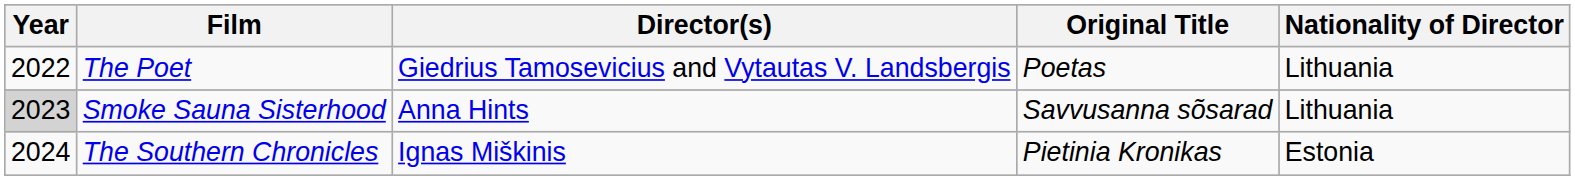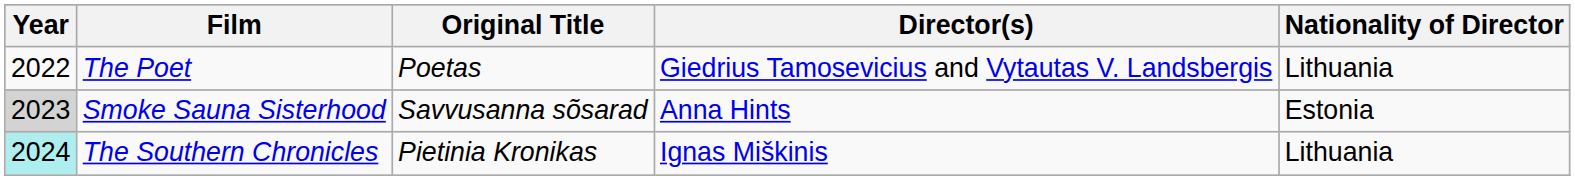columns swapped: (1148, 25) <-> (704, 25)
(1339, 110) Lithuania -> (1329, 110) Estonia
(41, 152) no background -> (41, 152) paleturquoise background
(1329, 152) Estonia -> (1339, 152) Lithuania
